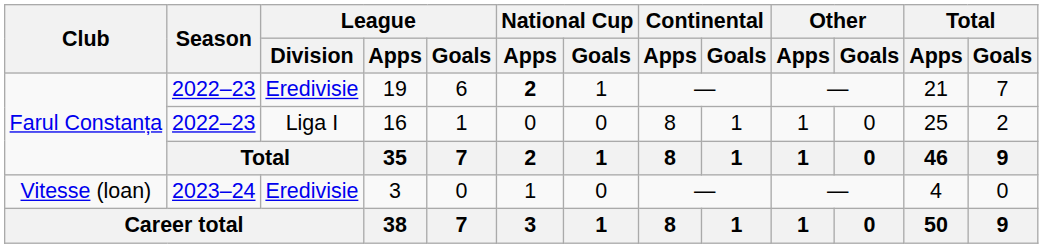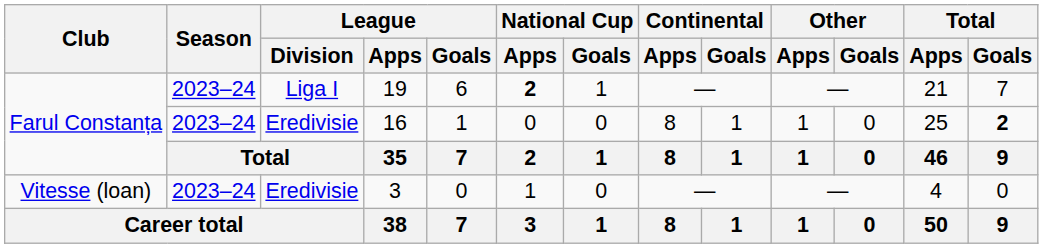(214, 89) 2022–23 -> (214, 89) 2023–24
(312, 89) Eredivisie -> (312, 89) Liga I
(214, 123) 2022–23 -> (214, 123) 2023–24
(312, 123) Liga I -> (312, 123) Eredivisie
(1002, 123) normal -> (1002, 123) bold
